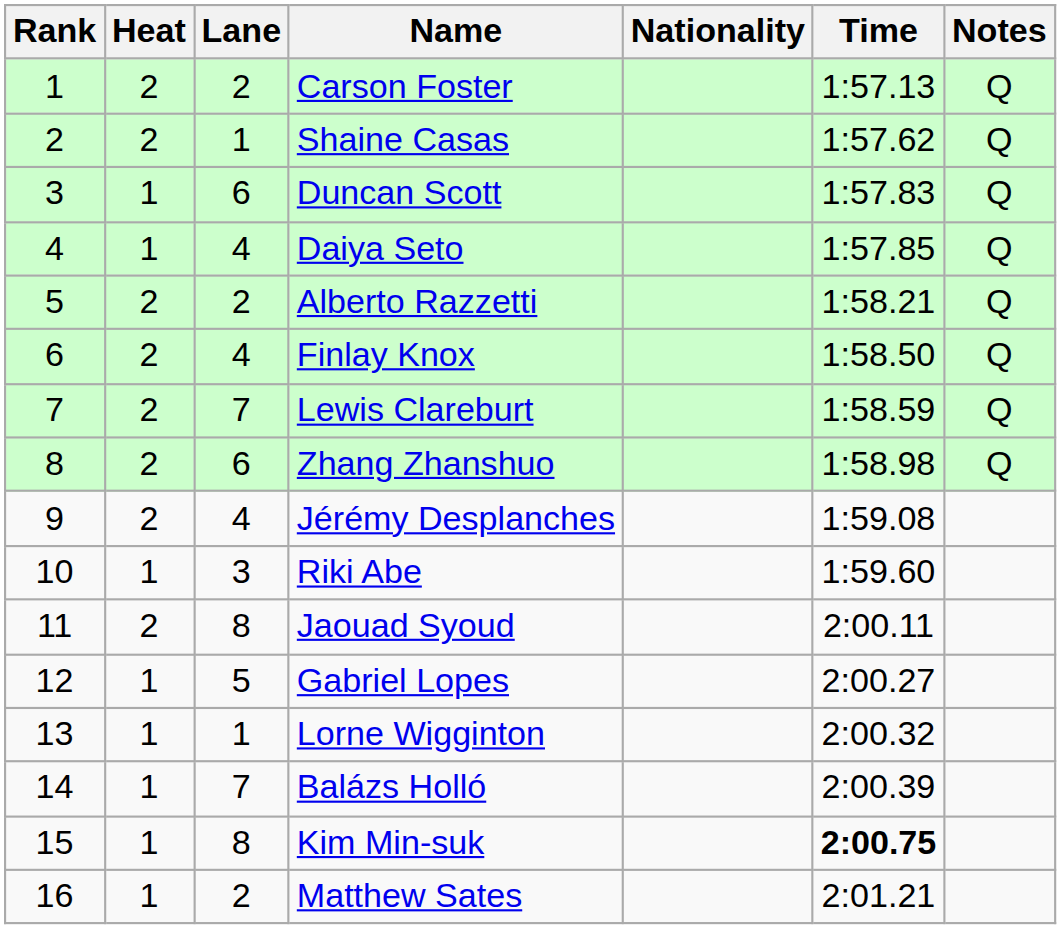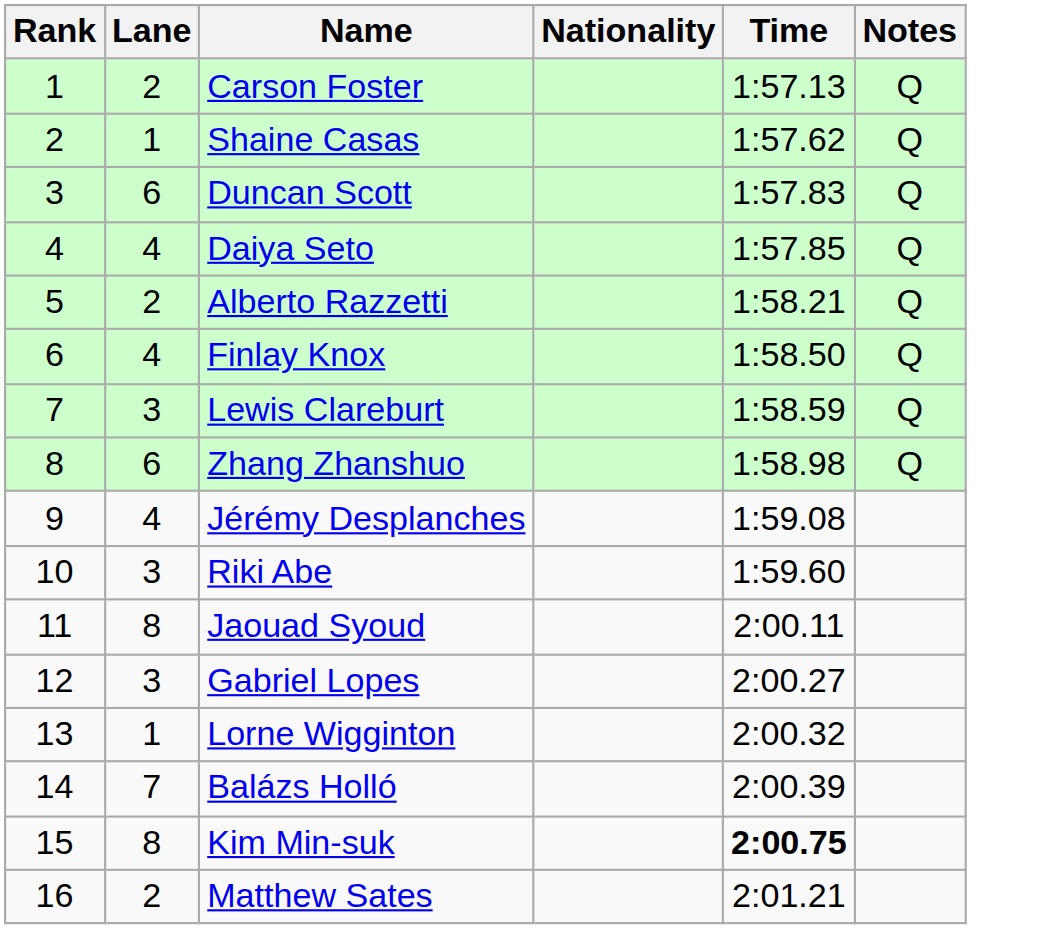- column: (149, 31)
(241, 409) 7 -> (152, 409) 3
(241, 680) 5 -> (152, 680) 3
